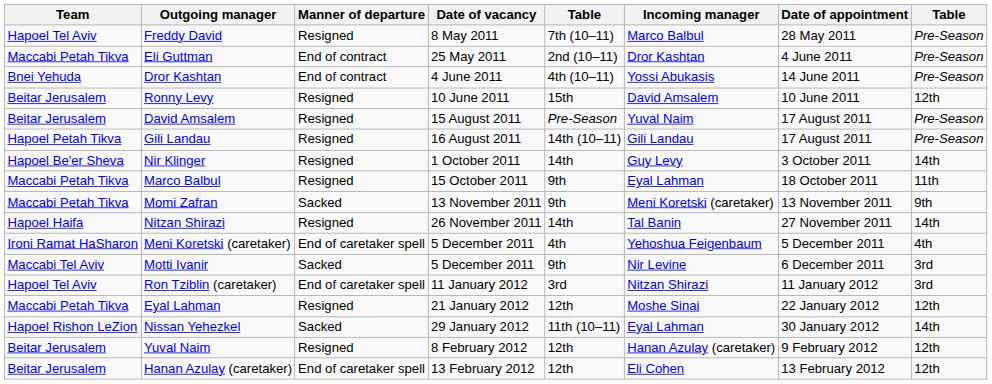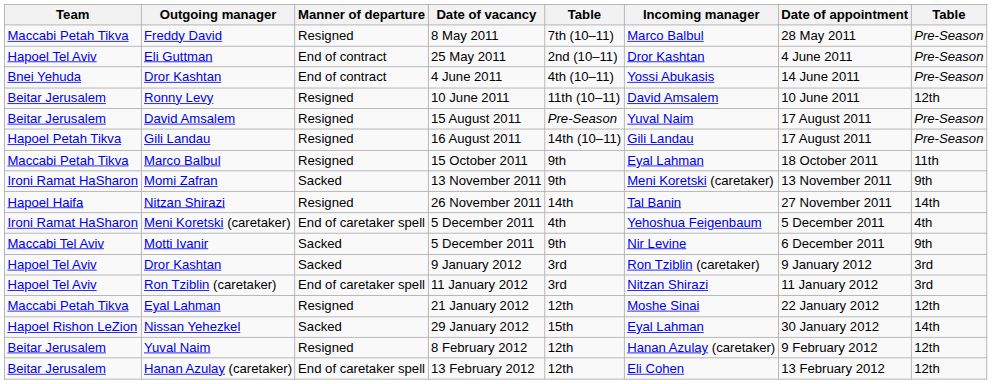(52, 35) Hapoel Tel Aviv -> (68, 35) Maccabi Petah Tikva
(68, 56) Maccabi Petah Tikva -> (52, 56) Hapoel Tel Aviv
(560, 98) 15th -> (584, 98) 11th (10–11)
- row: (175, 160)
(68, 202) Maccabi Petah Tikva -> (73, 181) Ironi Ramat HaSharon
(924, 264) 3rd -> (923, 243) 9th
+ row: (183, 264)
(584, 327) 11th (10–11) -> (560, 327) 15th
